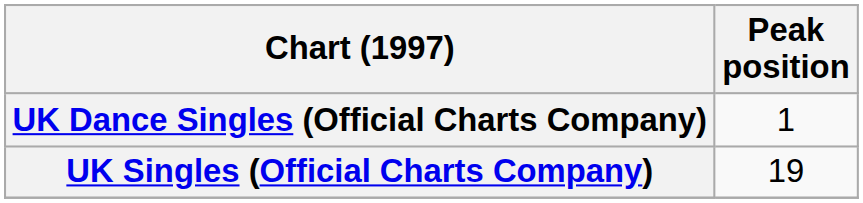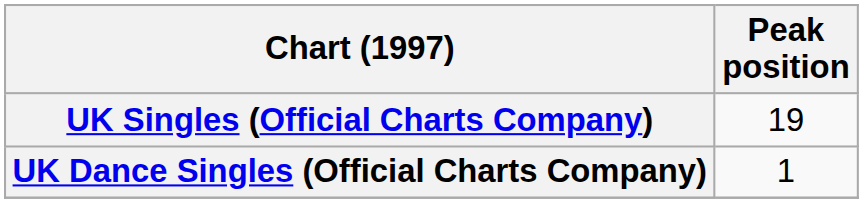rows swapped: (360, 171) <-> (360, 119)
